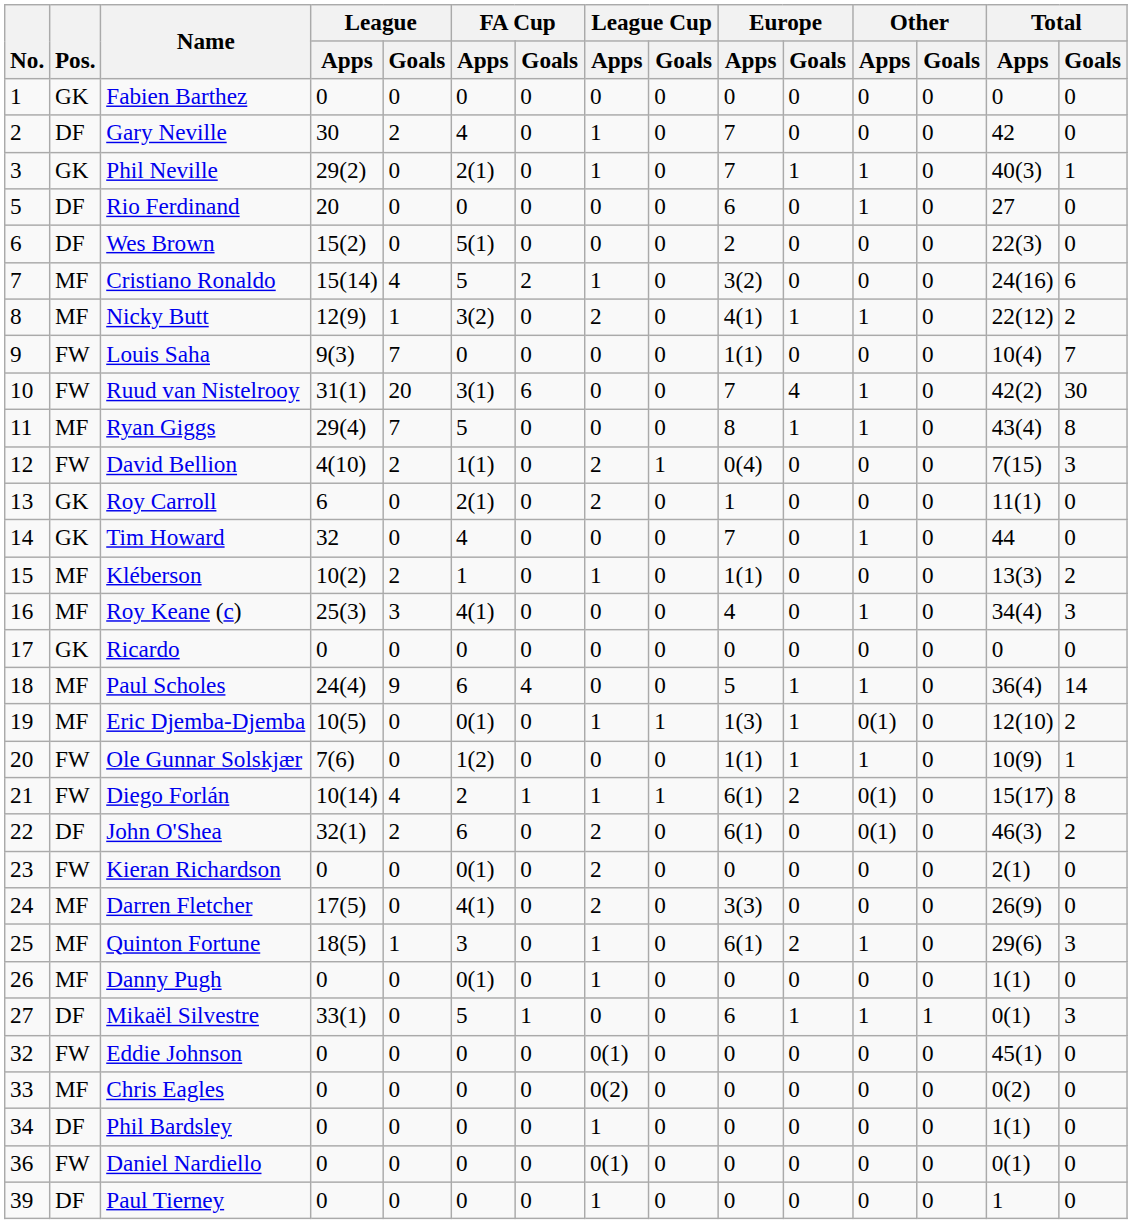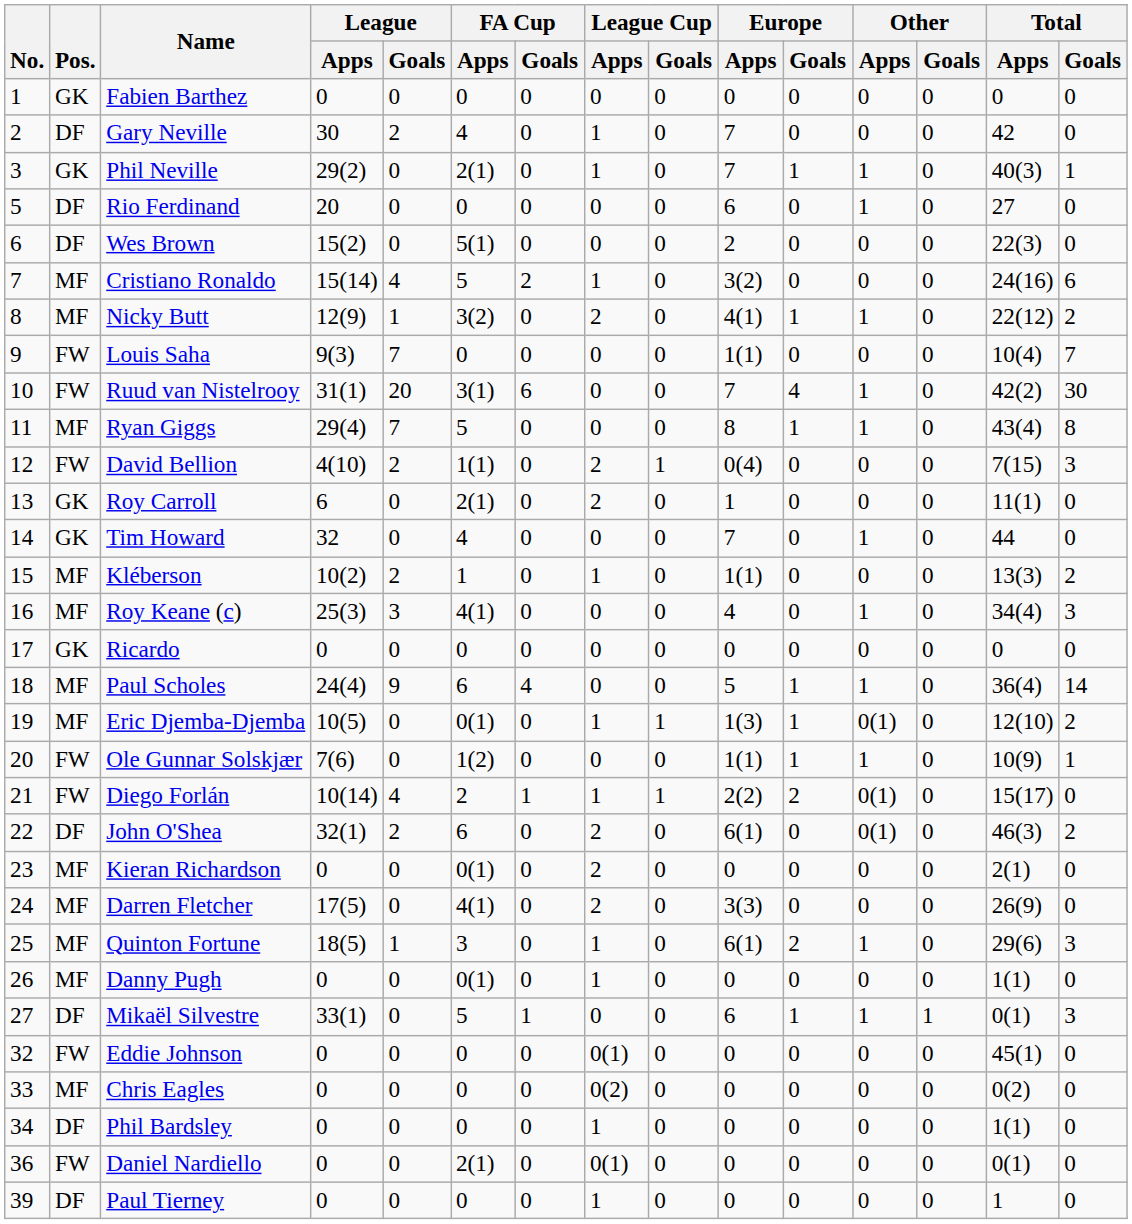(743, 795) 6(1) -> (743, 795) 2(2)
(1070, 795) 8 -> (1070, 795) 0
(72, 869) FW -> (72, 869) MF
(462, 1163) 0 -> (475, 1163) 2(1)
